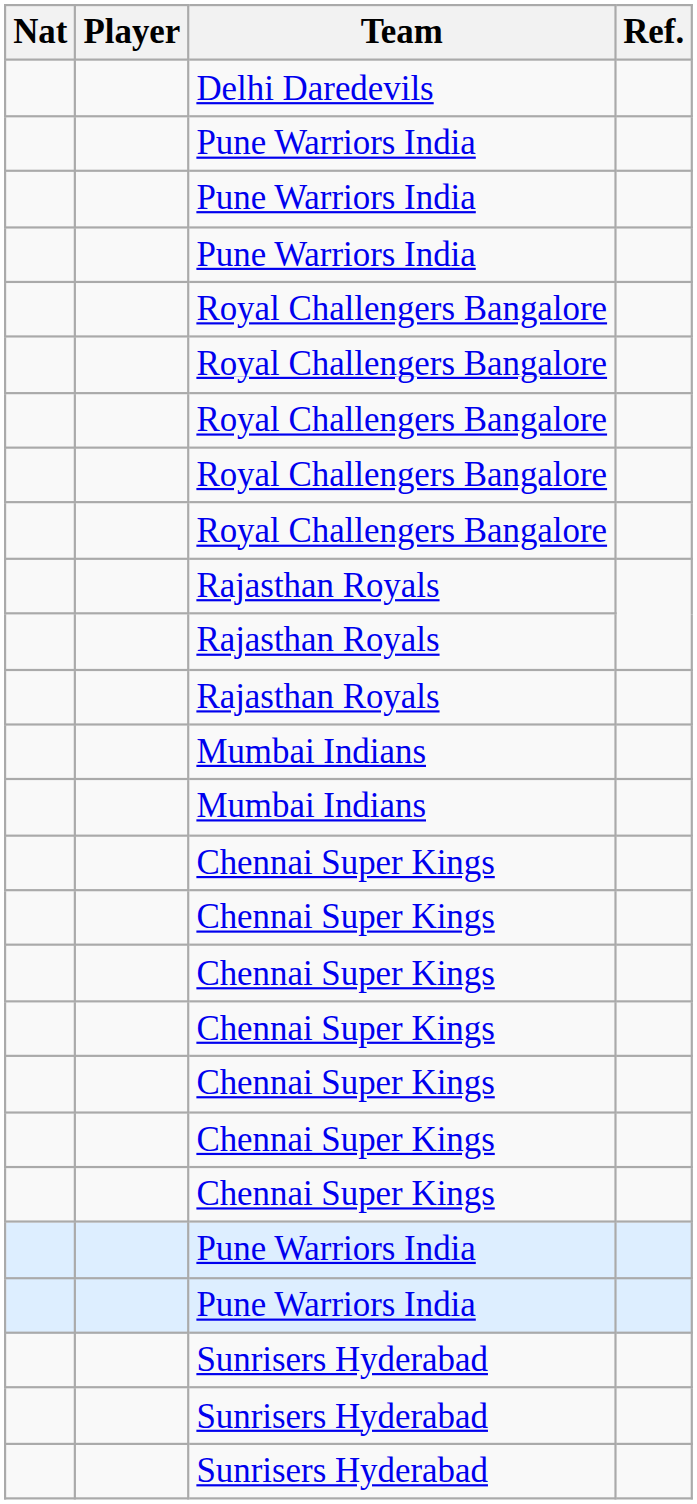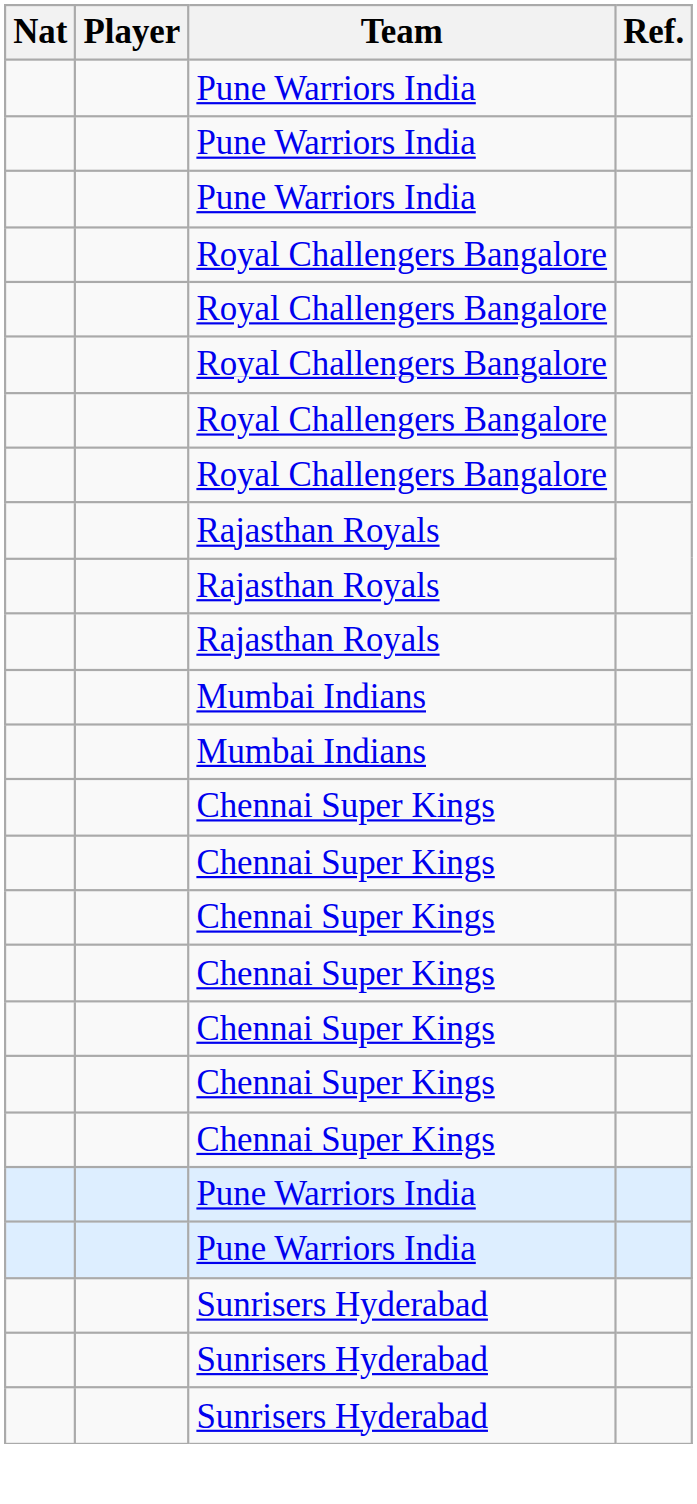- row: (40, 88)
